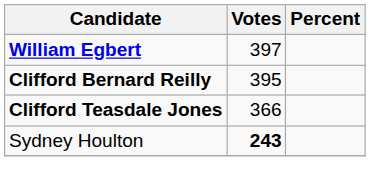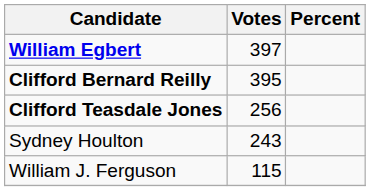(266, 110) 366 -> (266, 110) 256
(266, 140) bold -> (266, 140) normal
+ row: (93, 170)
